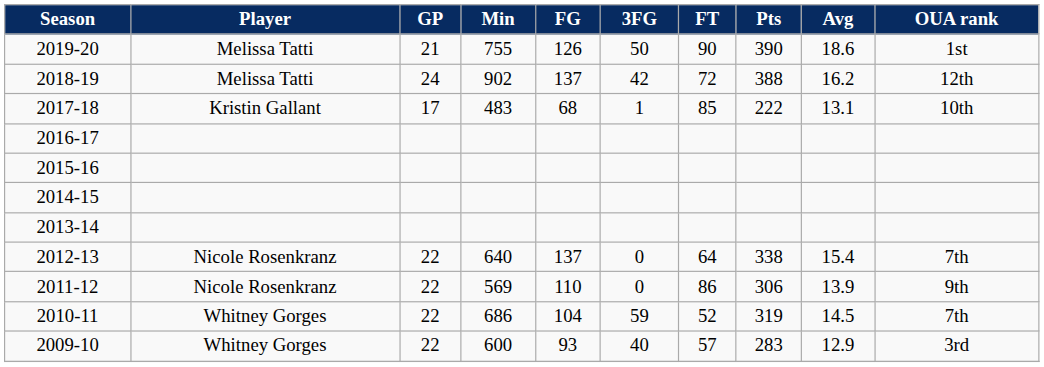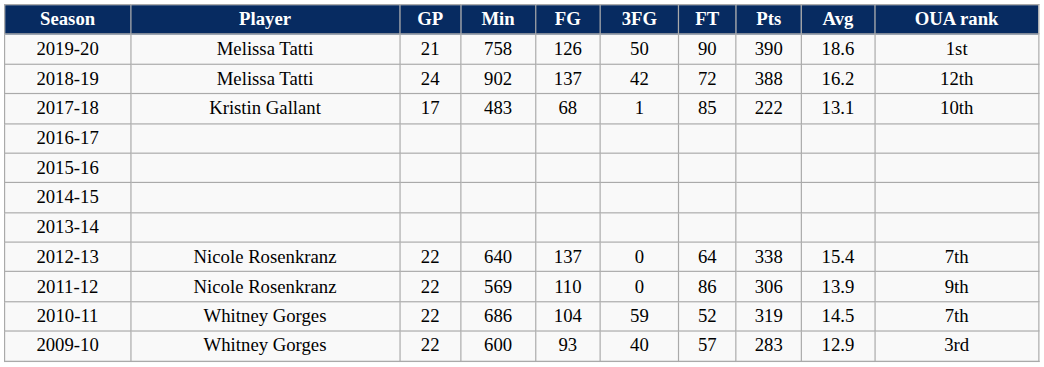(498, 49) 755 -> (498, 49) 758
